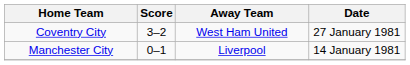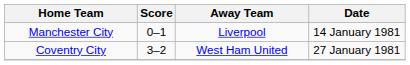rows swapped: (71, 32) <-> (71, 50)
